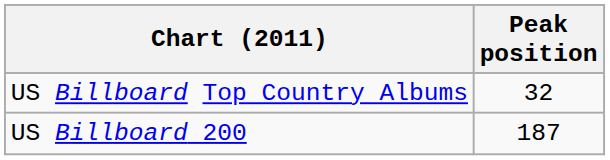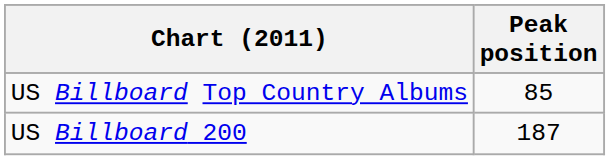(539, 93) 32 -> (539, 93) 85
